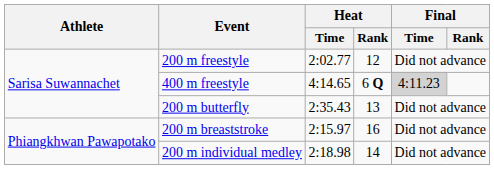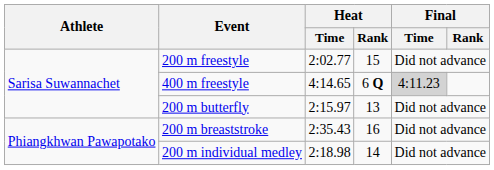(373, 61) 12 -> (373, 61) 15
(330, 107) 2:35.43 -> (330, 107) 2:15.97
(330, 130) 2:15.97 -> (330, 130) 2:35.43
